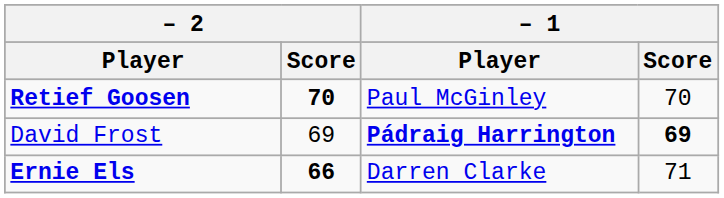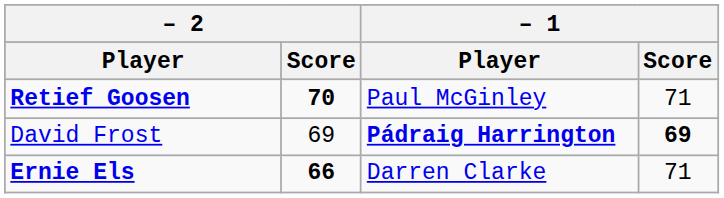(678, 99) 70 -> (678, 99) 71
